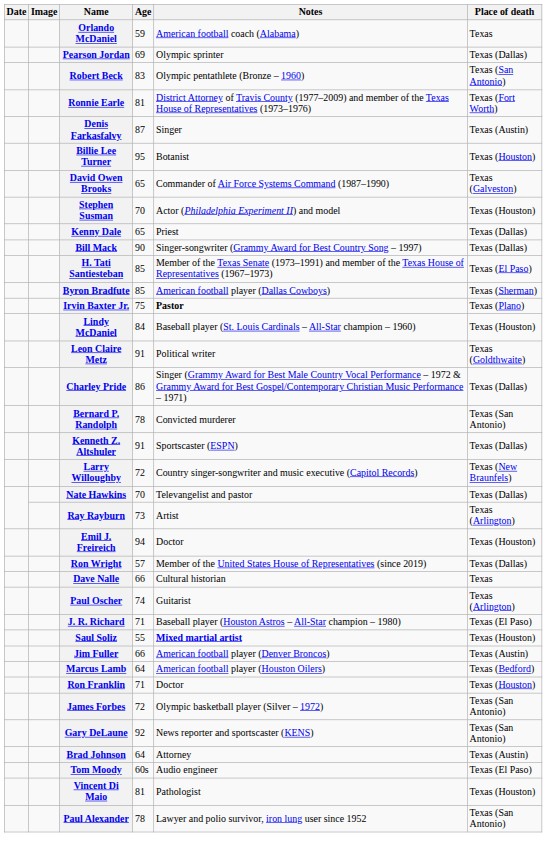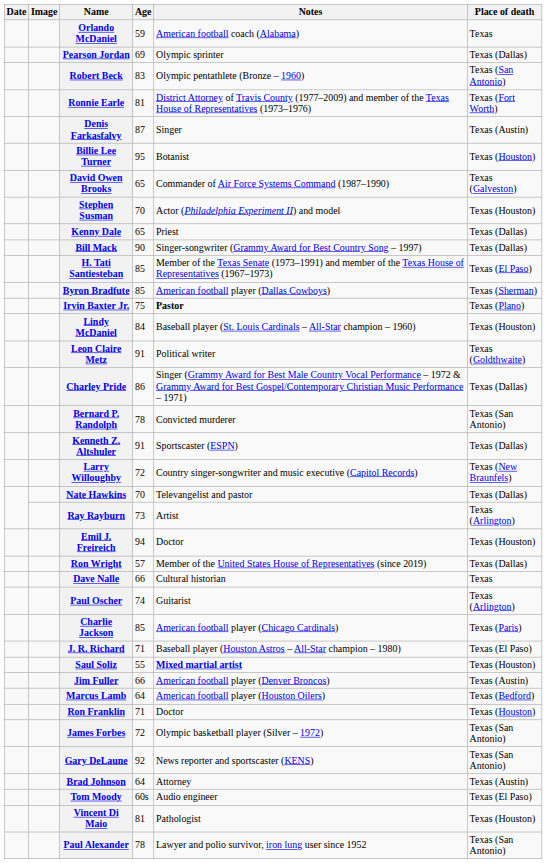+ row: (96, 627)
